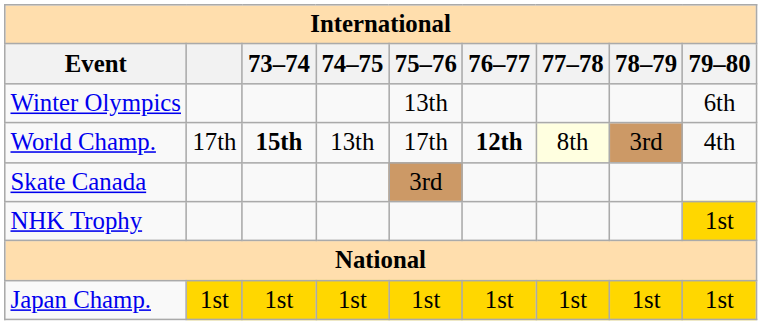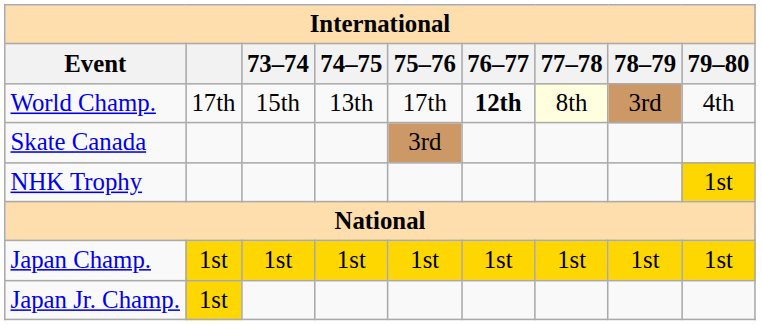- row: (96, 102)
(279, 142) bold -> (278, 102) normal
+ row: (95, 299)
